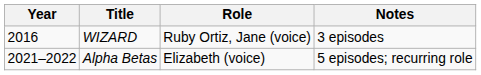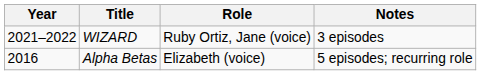(23, 37) 2016 -> (42, 37) 2021–2022
(42, 59) 2021–2022 -> (23, 59) 2016
